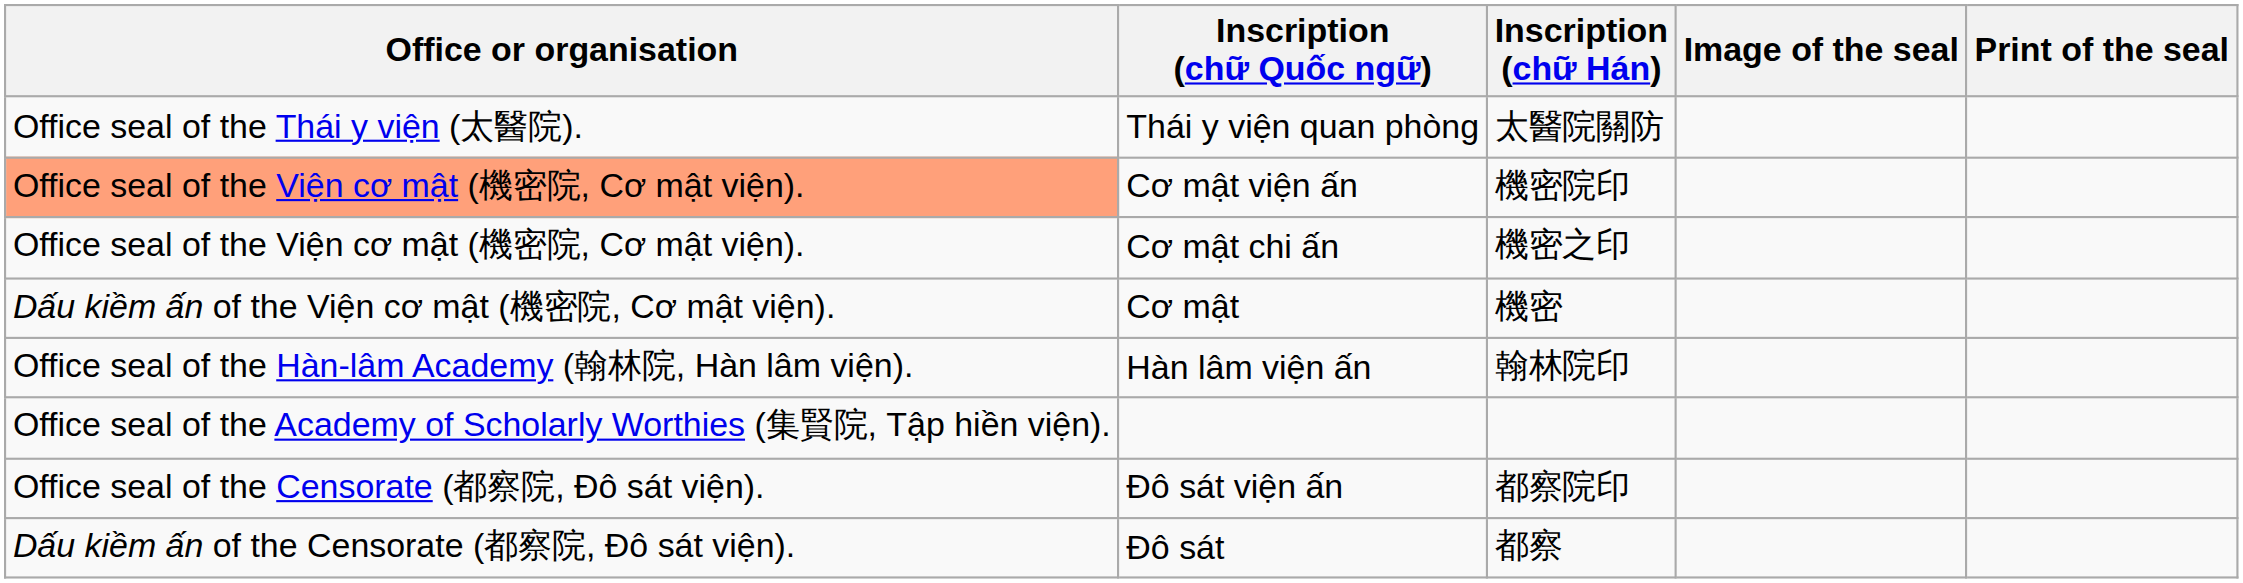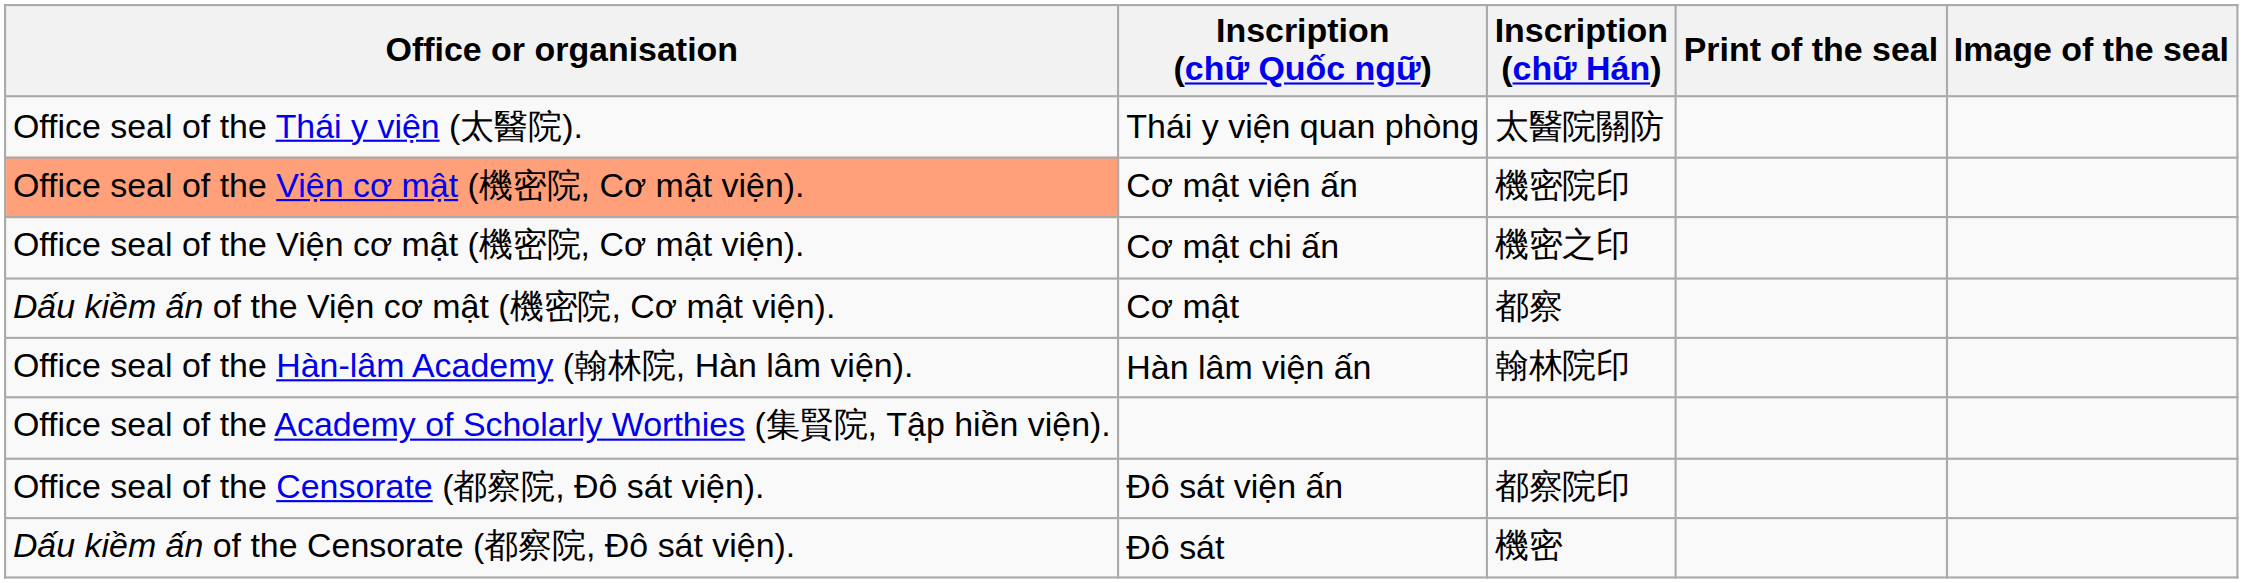columns swapped: (1821, 50) <-> (2102, 50)
(1529, 305) 機密 -> (1529, 305) 都察
(1529, 546) 都察 -> (1529, 546) 機密
